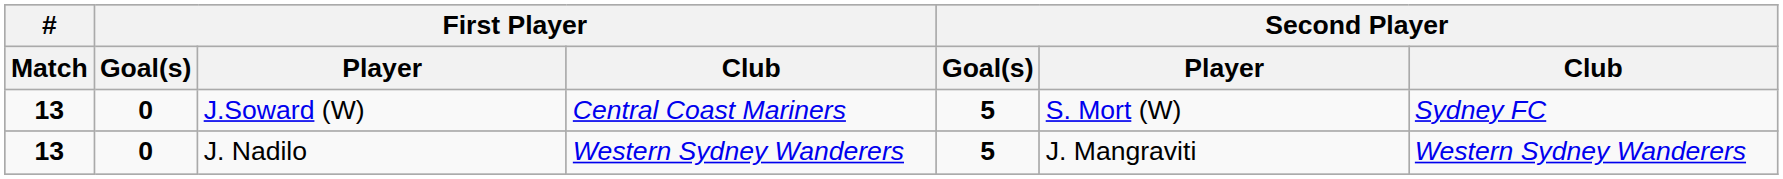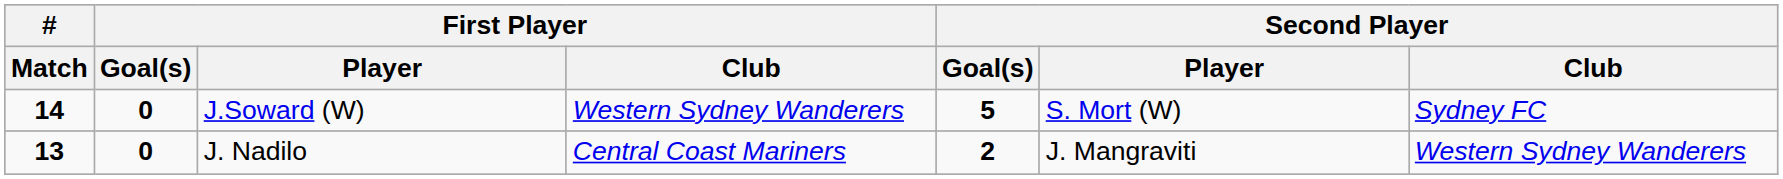(49, 109) 13 -> (49, 109) 14
(709, 109) Central Coast Mariners -> (738, 109) Western Sydney Wanderers
(738, 151) Western Sydney Wanderers -> (709, 151) Central Coast Mariners
(988, 151) 5 -> (988, 151) 2
